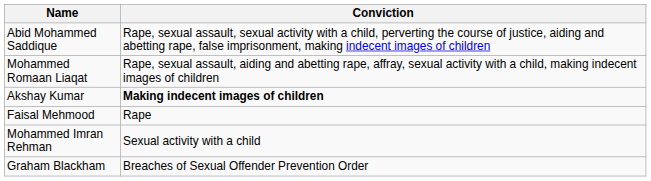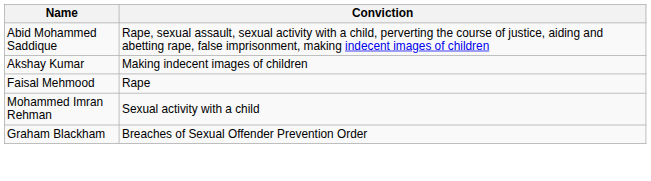- row: (47, 71)
(223, 96) bold -> (215, 64) normal
